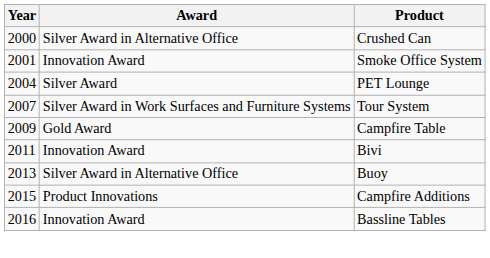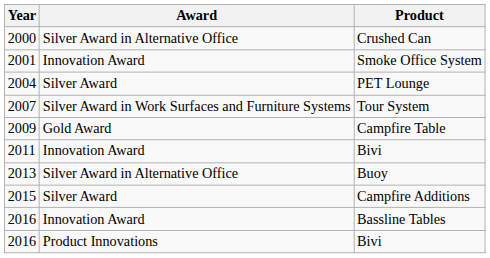(100, 196) Product Innovations -> (80, 196) Silver Award
+ row: (22, 241)
